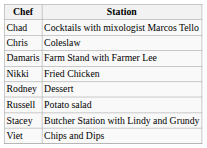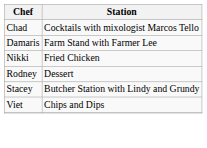- row: (17, 43)
- row: (21, 105)
